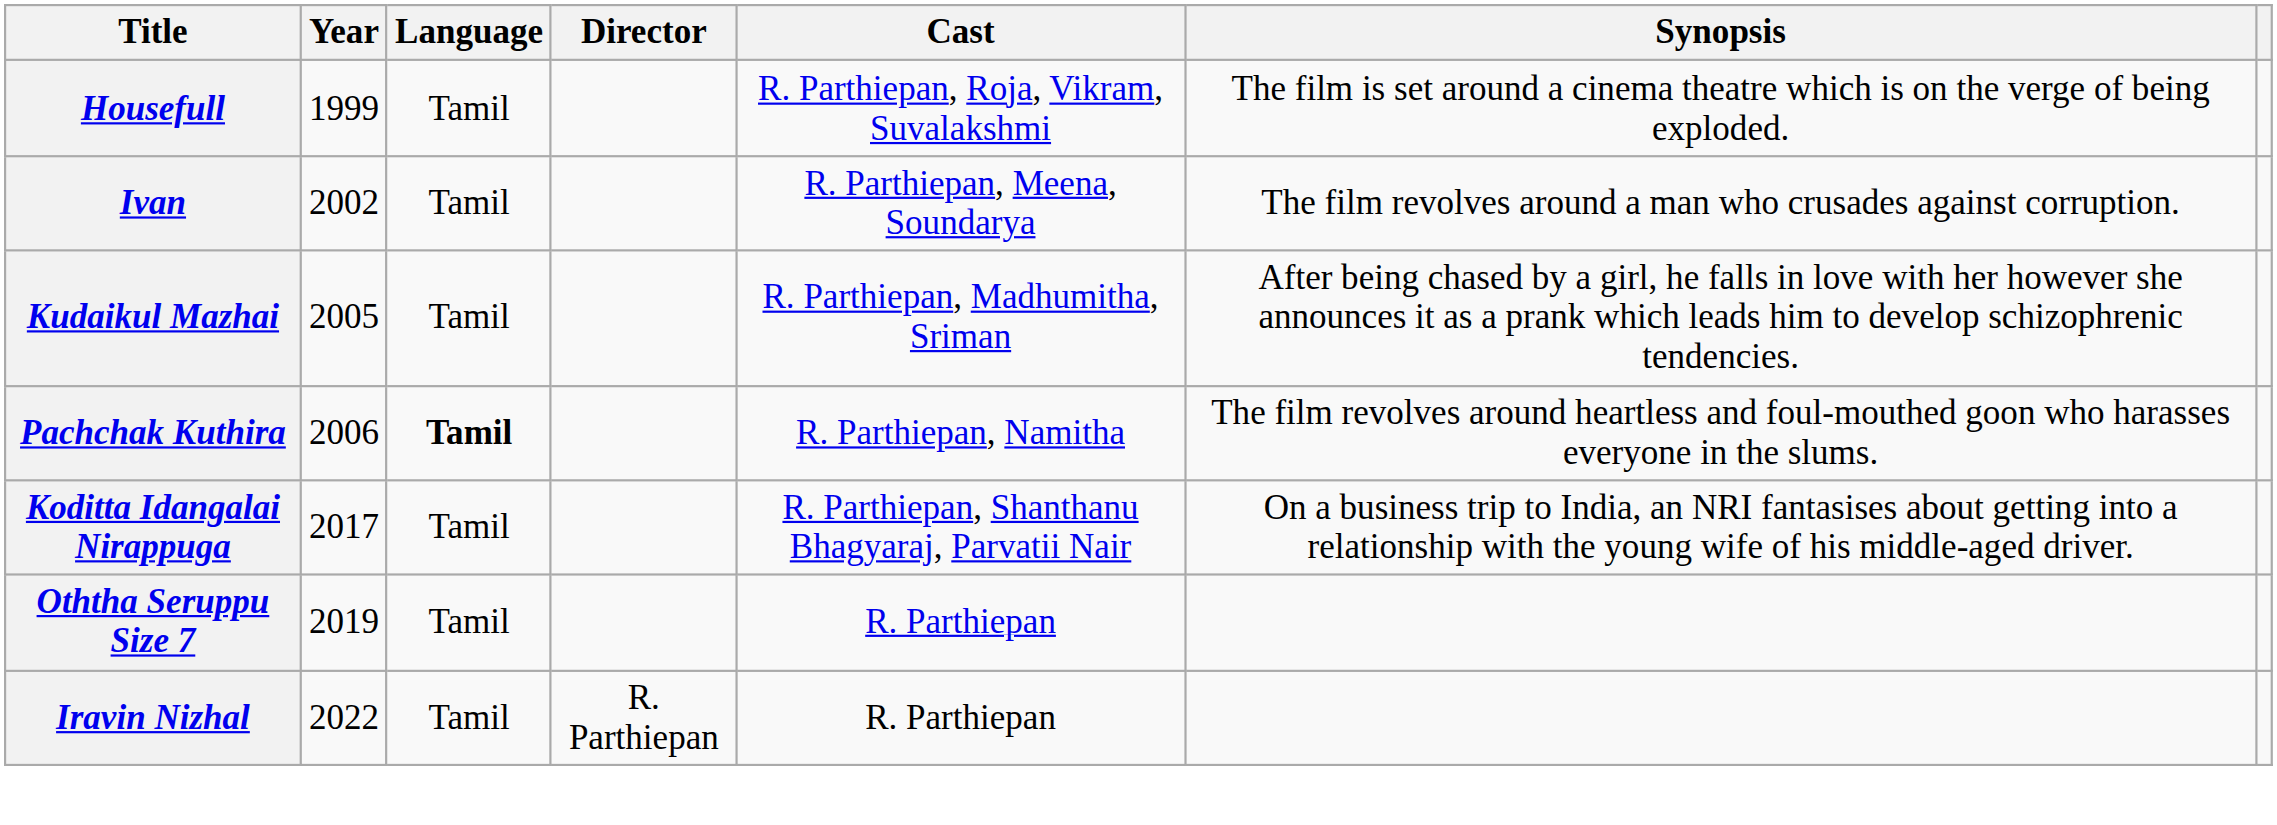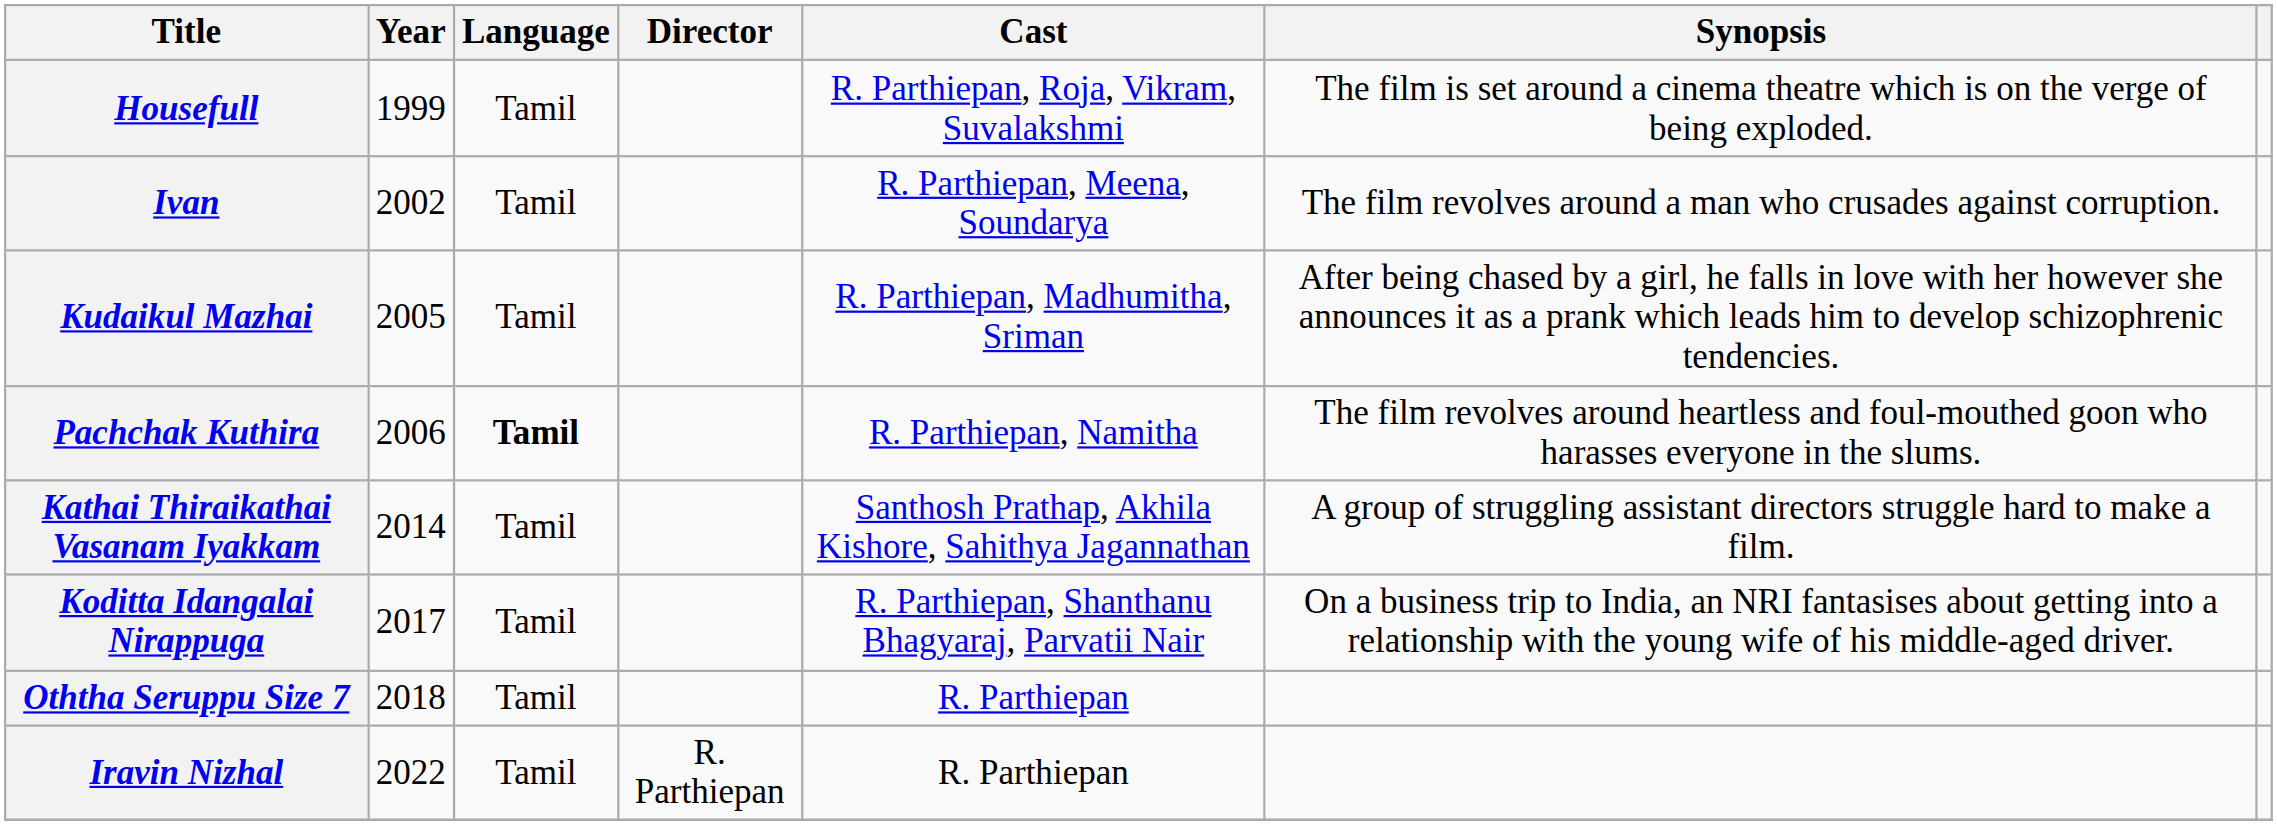+ row: (186, 526)
(344, 621) 2019 -> (411, 697) 2018
